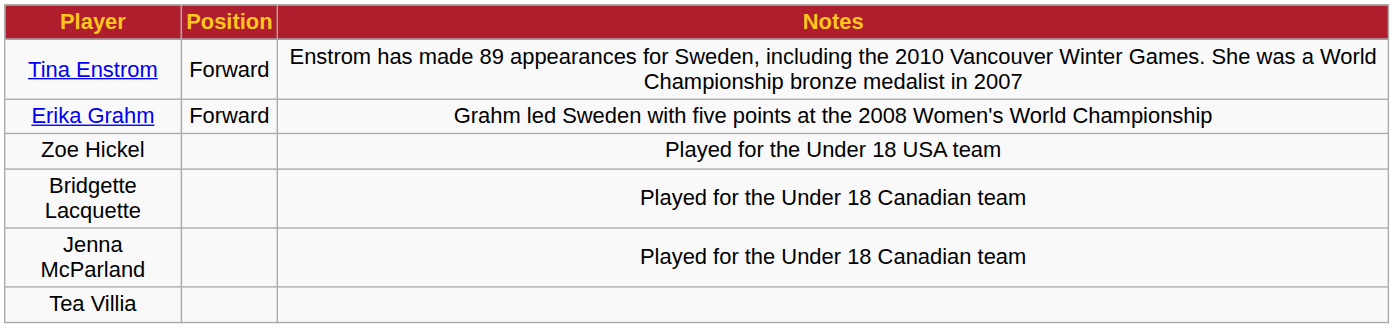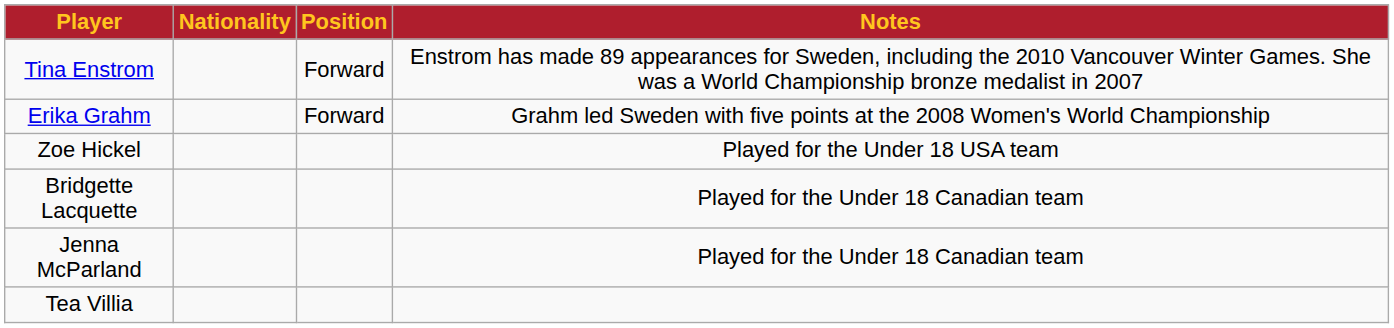+ column: (235, 21)
